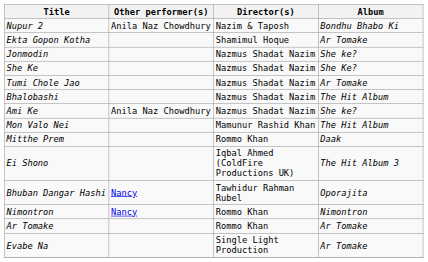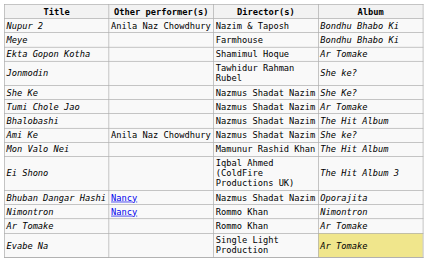+ row: (17, 40)
(266, 54) Nazmus Shadat Nazim -> (255, 73) Tawhidur Rahman Rubel
- row: (35, 139)
(255, 193) Tawhidur Rahman Rubel -> (266, 198) Nazmus Shadat Nazim
(344, 245) no background -> (344, 245) khaki background
